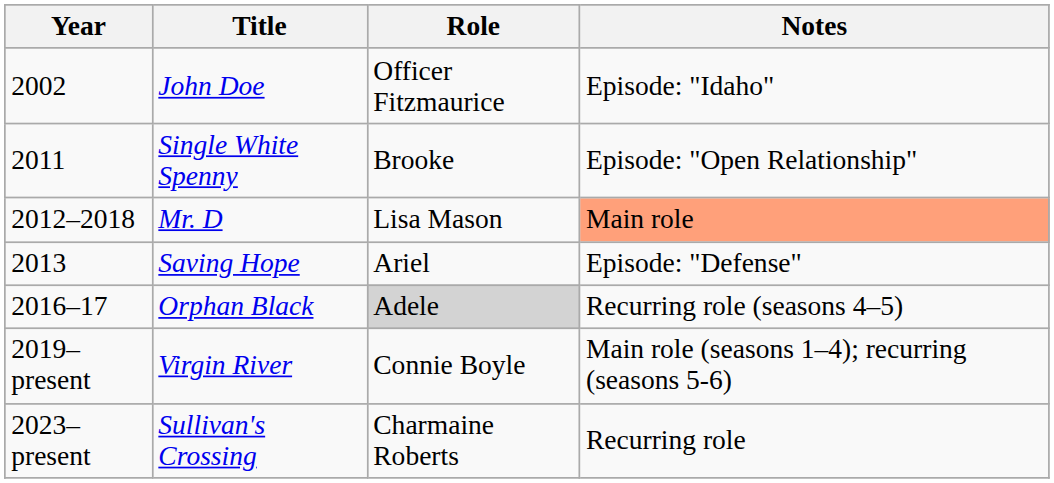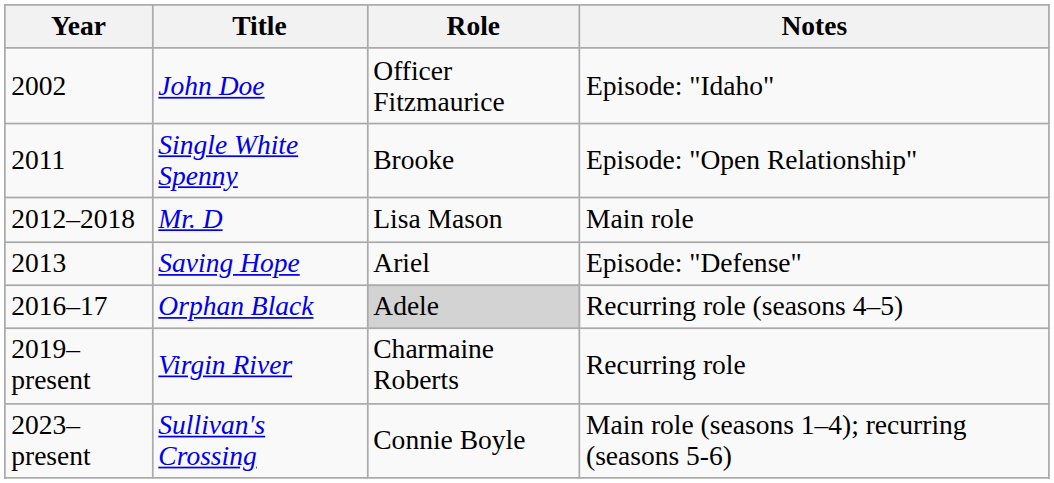(640, 219) lightsalmon background -> (640, 219) no background
(449, 365) Connie Boyle -> (434, 365) Charmaine Roberts
(776, 365) Main role (seasons 1–4); recurring (seasons 5-6) -> (666, 365) Recurring role
(434, 440) Charmaine Roberts -> (449, 440) Connie Boyle
(666, 440) Recurring role -> (776, 440) Main role (seasons 1–4); recurring (seasons 5-6)
